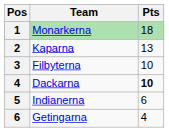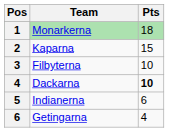(147, 48) 13 -> (147, 48) 15
